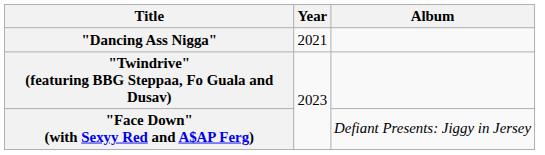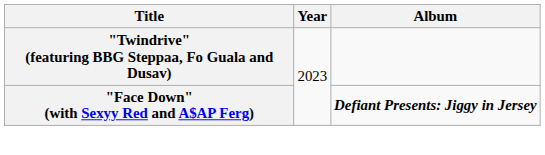- row: (149, 39)
(433, 128) normal -> (435, 105) bold
